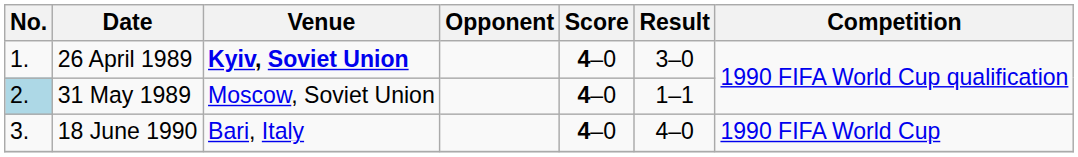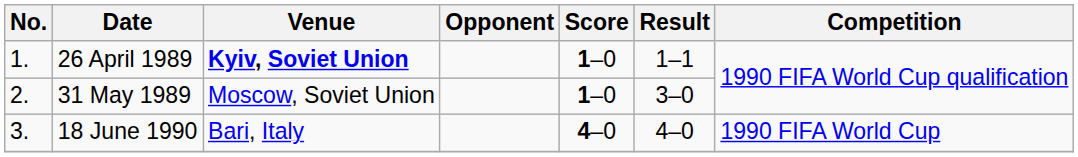(597, 59) 4–0 -> (597, 59) 1–0
(675, 59) 3–0 -> (675, 59) 1–1
(20, 95) lightblue background -> (20, 95) no background
(597, 95) 4–0 -> (597, 95) 1–0
(675, 95) 1–1 -> (675, 95) 3–0
